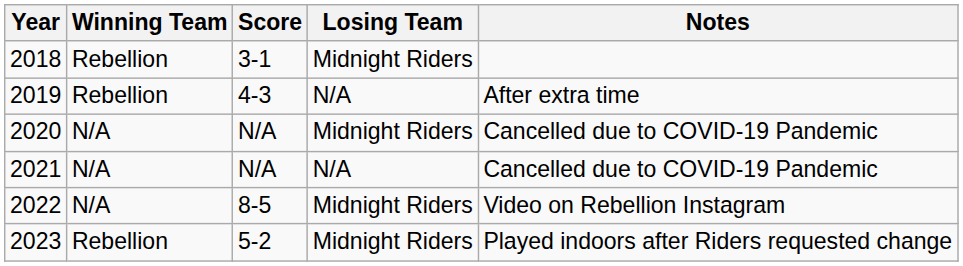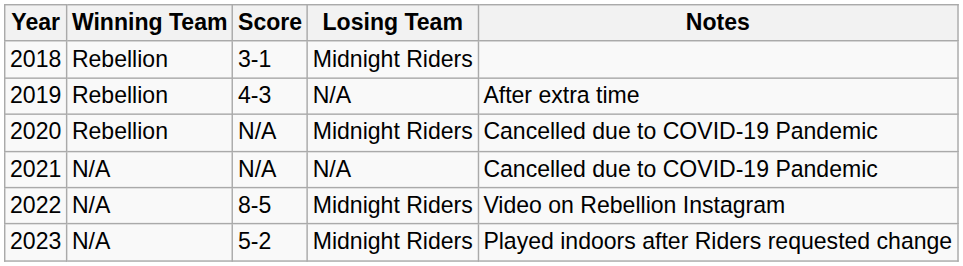(91, 132) N/A -> (120, 132) Rebellion
(120, 242) Rebellion -> (91, 242) N/A
